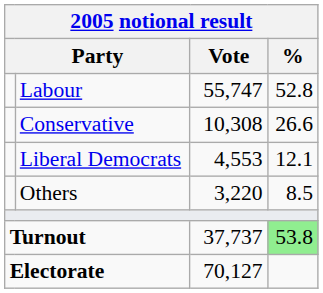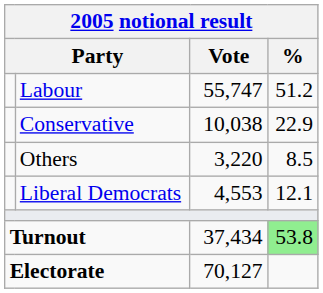(294, 90) 52.8 -> (294, 90) 51.2
(233, 124) 10,308 -> (233, 124) 10,038
(294, 124) 26.6 -> (294, 124) 22.9
rows swapped: (100, 158) <-> (49, 192)
(233, 237) 37,737 -> (233, 237) 37,434
